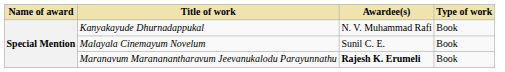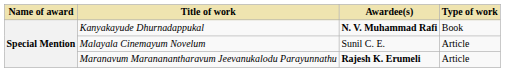(387, 28) normal -> (389, 28) bold
(447, 43) Book -> (456, 43) Article
(447, 59) Book -> (456, 59) Article
